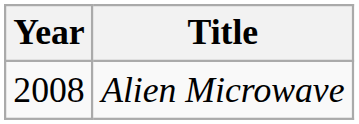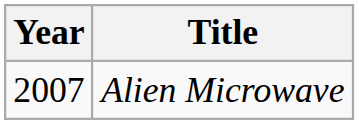(49, 89) 2008 -> (49, 89) 2007
